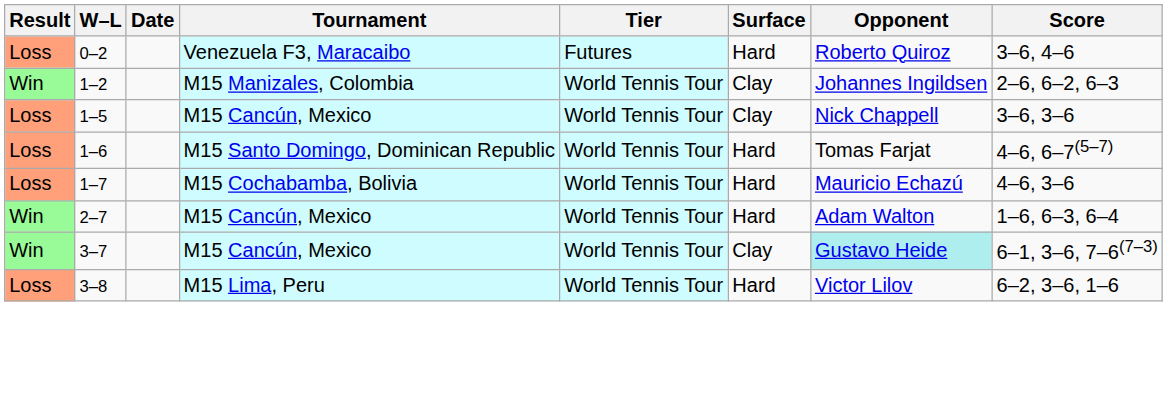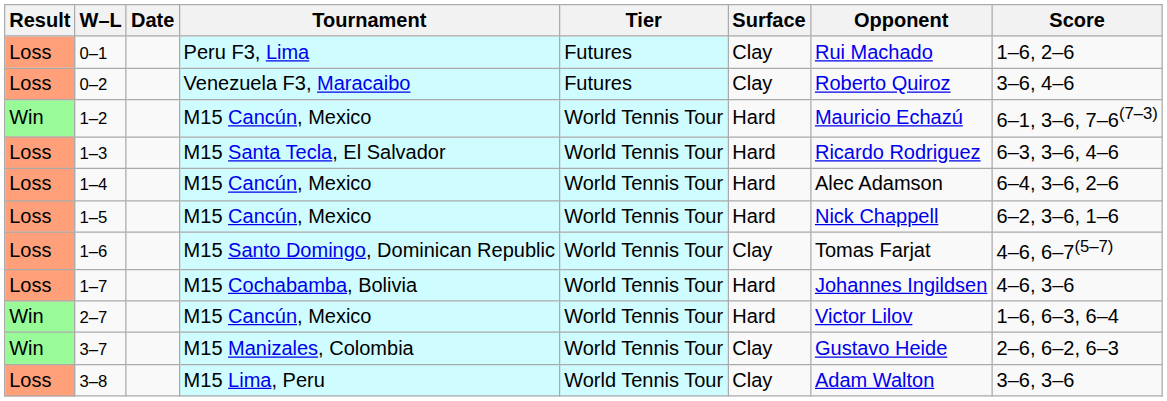+ row: (93, 53)
(754, 52) Hard -> (752, 83) Clay
(299, 83) M15 Manizales, Colombia -> (278, 118) M15 Cancún, Mexico
(752, 83) Clay -> (754, 118) Hard
(901, 83) Johannes Ingildsen -> (889, 118) Mauricio Echazú
(1058, 83) 2–6, 6–2, 6–3 -> (1077, 118) 6–1, 3–6, 7–6(7–3)
+ row: (93, 153)
+ row: (93, 185)
(752, 115) Clay -> (754, 216) Hard
(1035, 115) 3–6, 3–6 -> (1058, 216) 6–2, 3–6, 1–6
(754, 149) Hard -> (752, 250) Clay
(889, 184) Mauricio Echazú -> (901, 284) Johannes Ingildsen
(875, 216) Adam Walton -> (864, 316) Victor Lilov
(278, 250) M15 Cancún, Mexico -> (299, 348) M15 Manizales, Colombia
(881, 250) paleturquoise background -> (881, 348) no background
(1077, 250) 6–1, 3–6, 7–6(7–3) -> (1058, 348) 2–6, 6–2, 6–3
(754, 284) Hard -> (752, 380) Clay
(864, 284) Victor Lilov -> (875, 380) Adam Walton
(1058, 284) 6–2, 3–6, 1–6 -> (1035, 380) 3–6, 3–6
